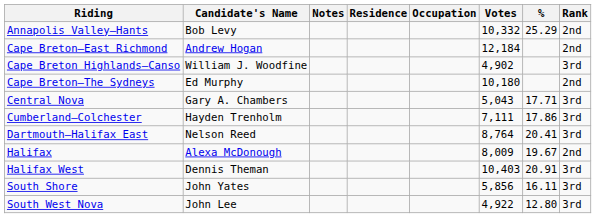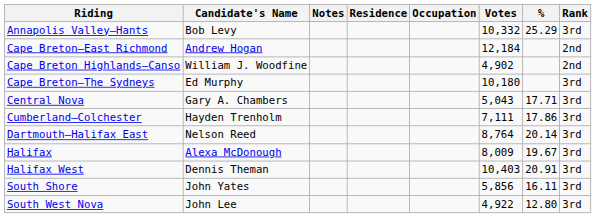(572, 30) 2nd -> (572, 30) 3rd
(572, 65) 3rd -> (572, 65) 2nd
(572, 83) 2nd -> (572, 83) 3rd
(541, 135) 20.41 -> (541, 135) 20.14
(572, 152) 2nd -> (572, 152) 3rd
